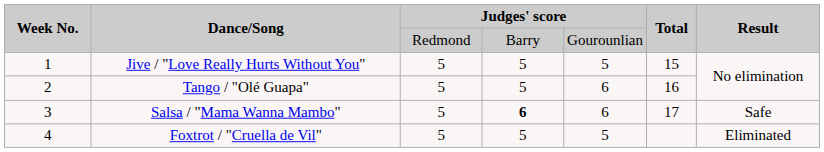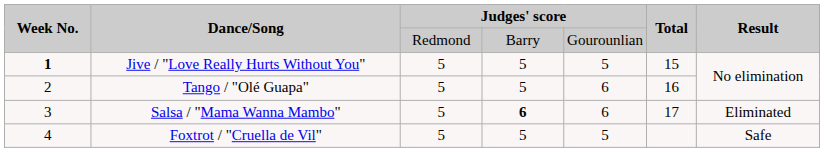(48, 64) normal -> (48, 64) bold
(758, 111) Safe -> (758, 111) Eliminated
(758, 135) Eliminated -> (758, 135) Safe
